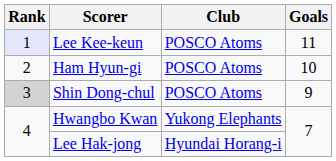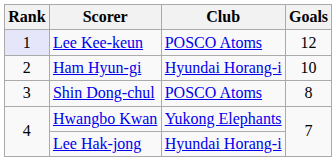(309, 42) 11 -> (309, 42) 12
(213, 67) POSCO Atoms -> (223, 67) Hyundai Horang-i
(27, 93) lightgrey background -> (27, 93) no background
(309, 93) 9 -> (309, 93) 8
